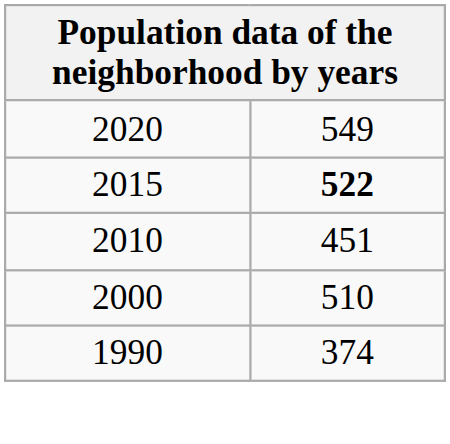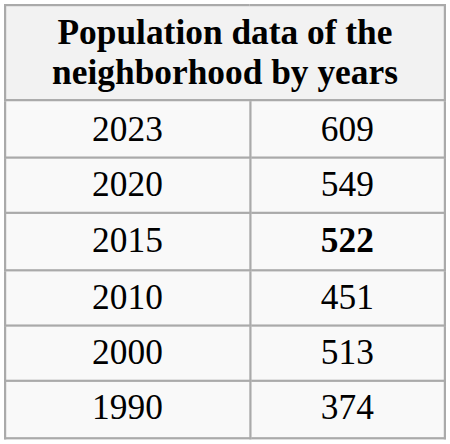+ row: (127, 128)
(347, 296) 510 -> (347, 352) 513
